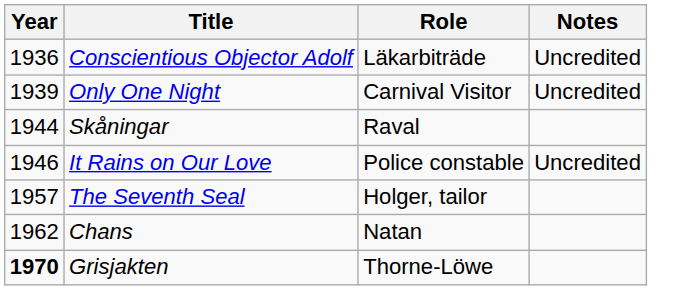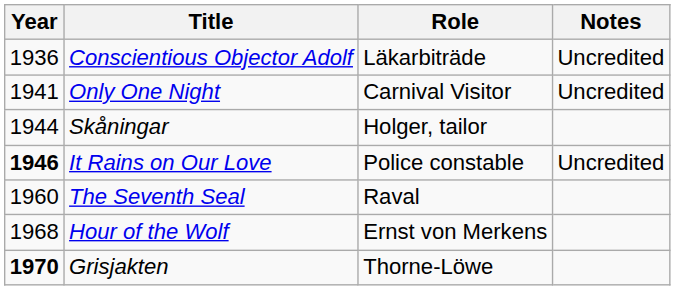(34, 92) 1939 -> (34, 92) 1941
(391, 127) Raval -> (425, 127) Holger, tailor
(34, 162) normal -> (34, 162) bold
(34, 197) 1957 -> (34, 197) 1960
(425, 197) Holger, tailor -> (391, 197) Raval
- row: (101, 232)
+ row: (149, 232)
